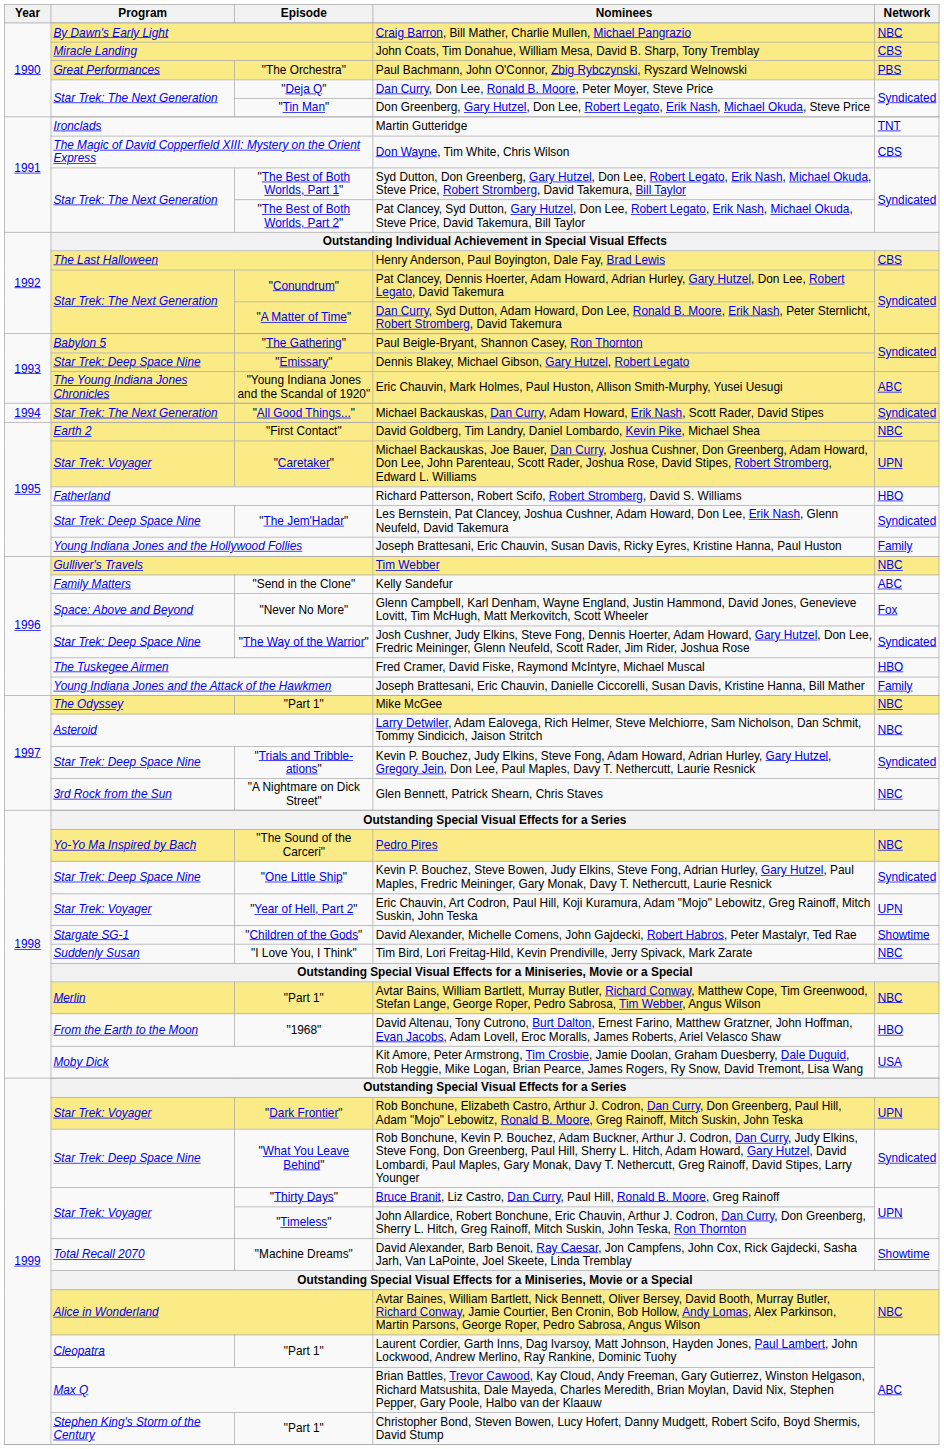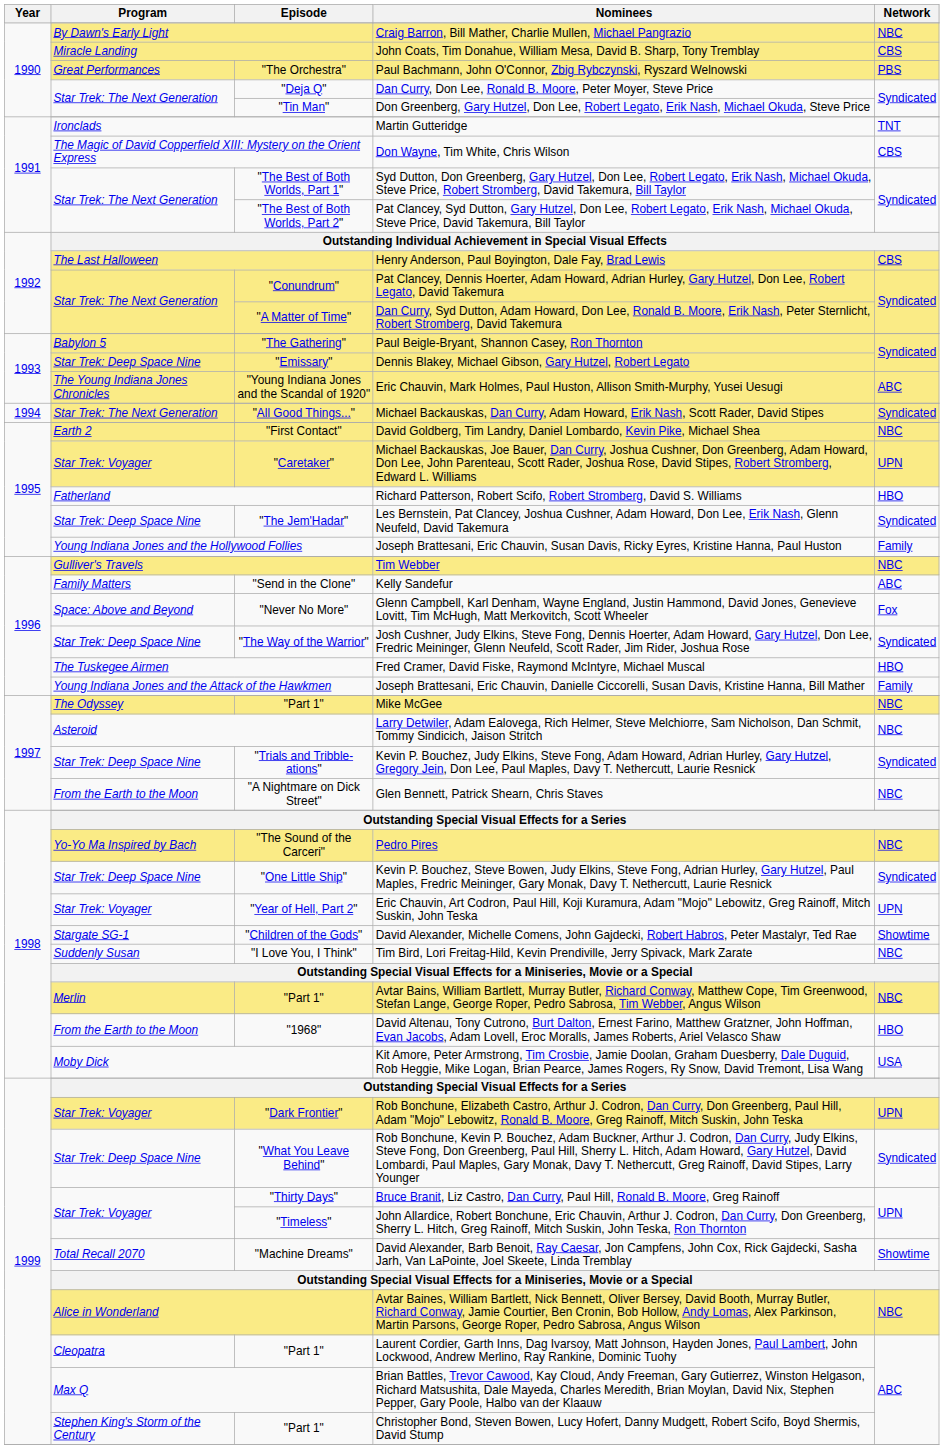(113, 794) 3rd Rock from the Sun -> (126, 794) From the Earth to the Moon
